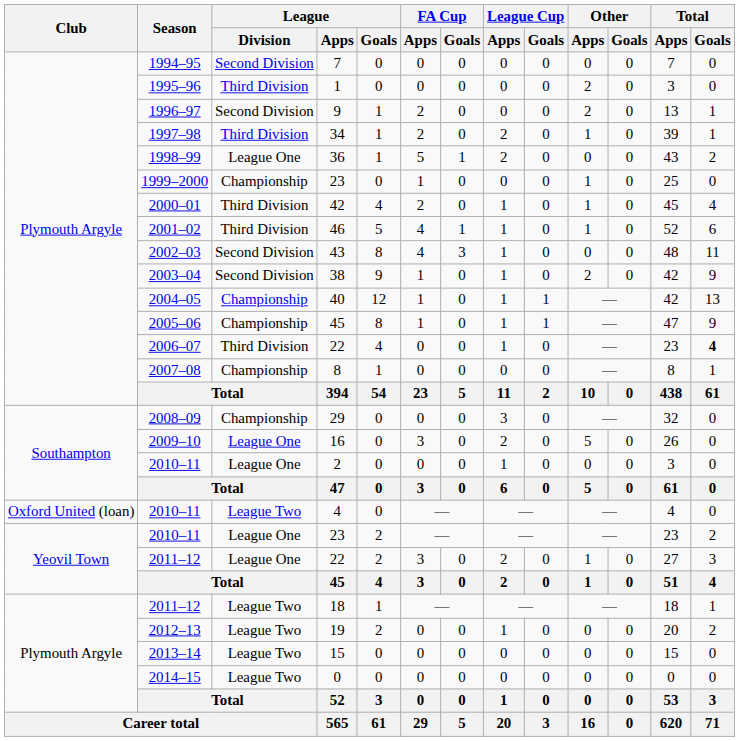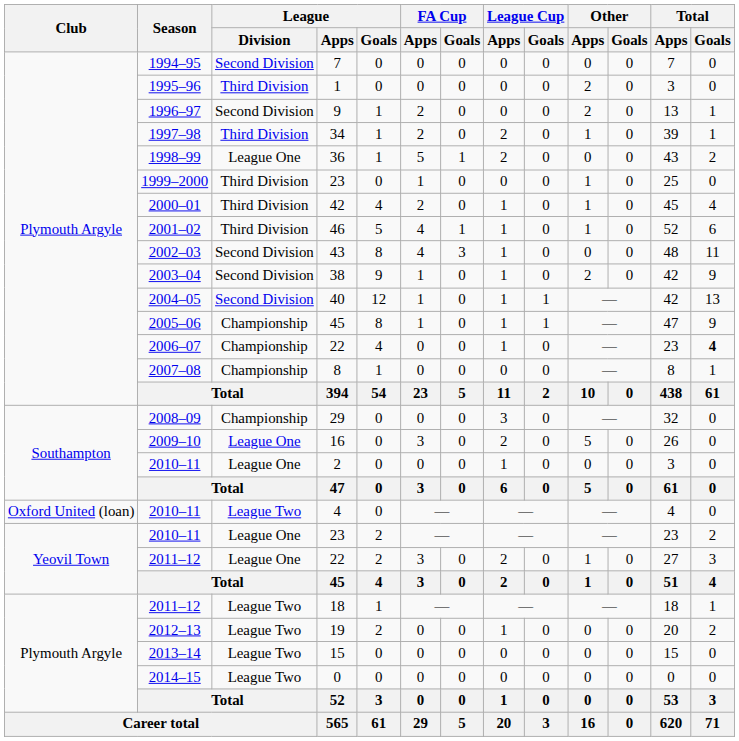(264, 181) Championship -> (264, 181) Third Division
(264, 299) Championship -> (264, 299) Second Division
(264, 346) Third Division -> (264, 346) Championship
